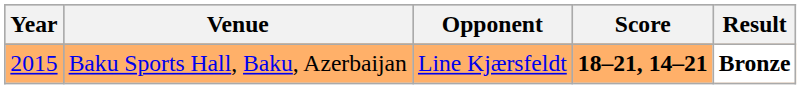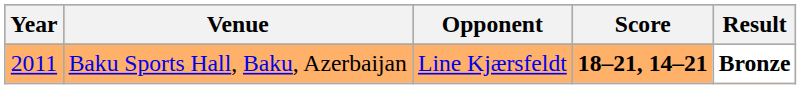(34, 63) 2015 -> (34, 63) 2011
